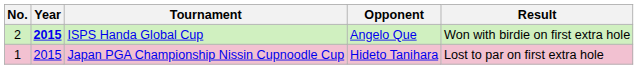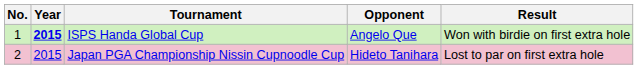(17, 35) 2 -> (17, 35) 1
(17, 55) 1 -> (17, 55) 2
